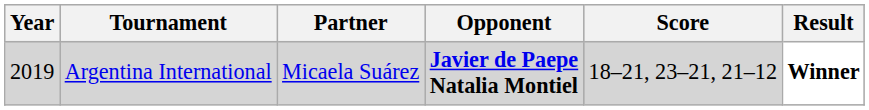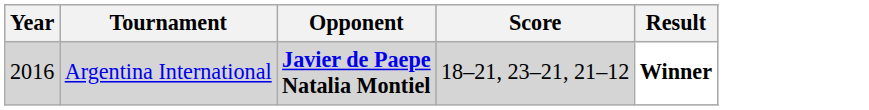- column: (351, 23)
(32, 72) 2019 -> (32, 72) 2016
